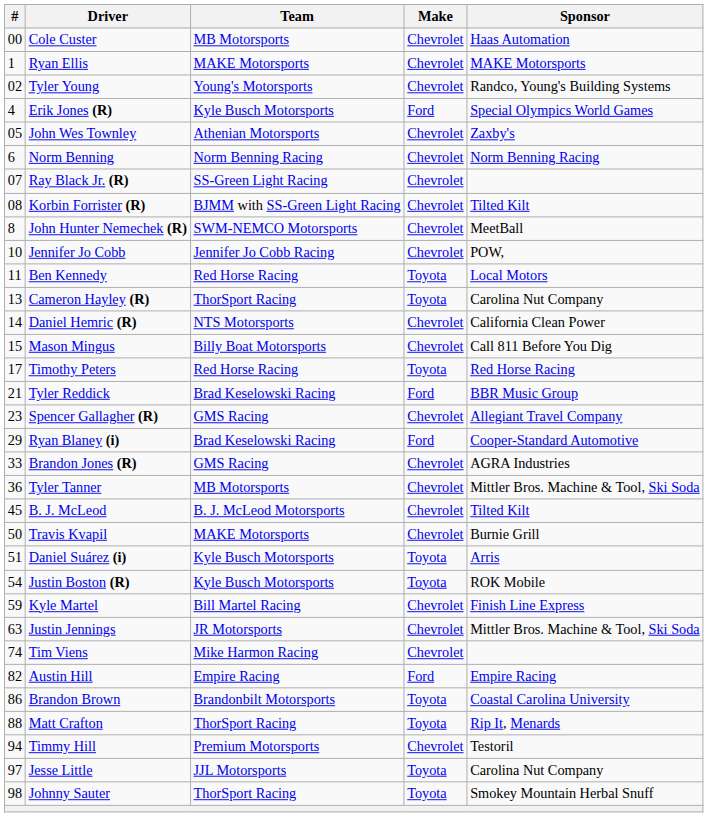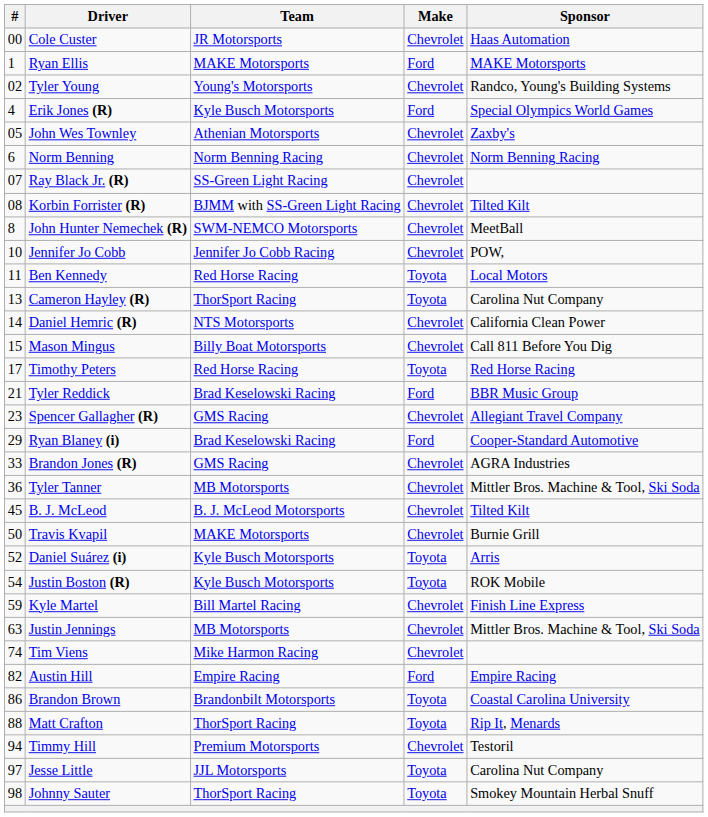(241, 40) MB Motorsports -> (238, 40) JR Motorsports
(435, 63) Chevrolet -> (421, 63) Ford
(15, 558) 51 -> (15, 558) 52
(238, 628) JR Motorsports -> (241, 628) MB Motorsports
